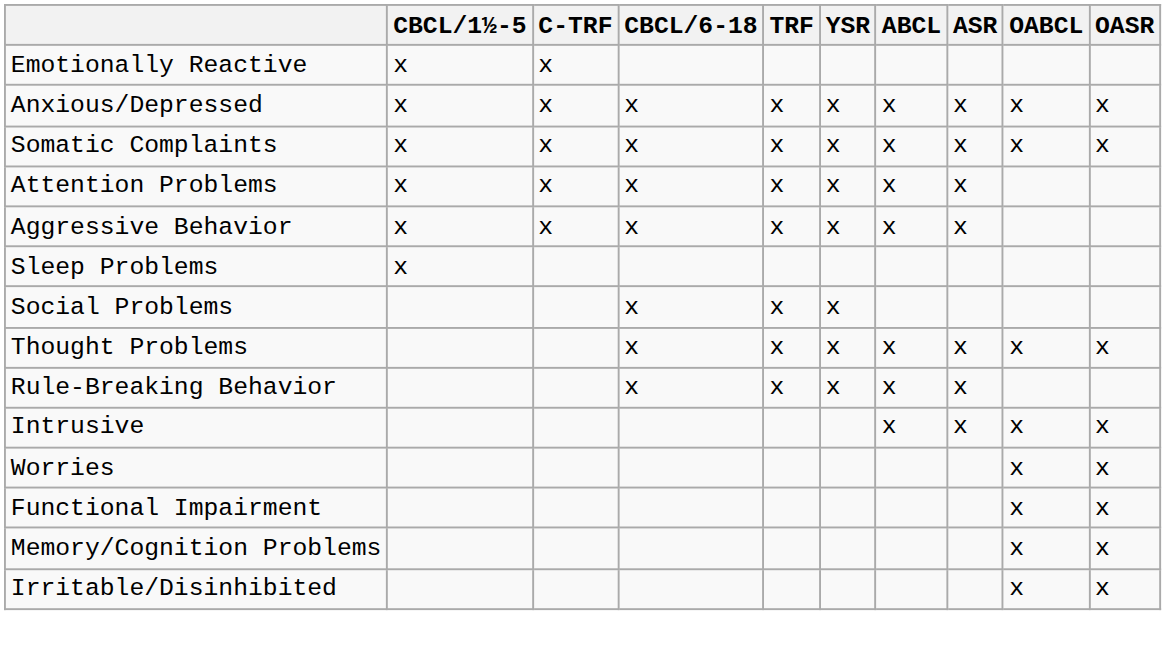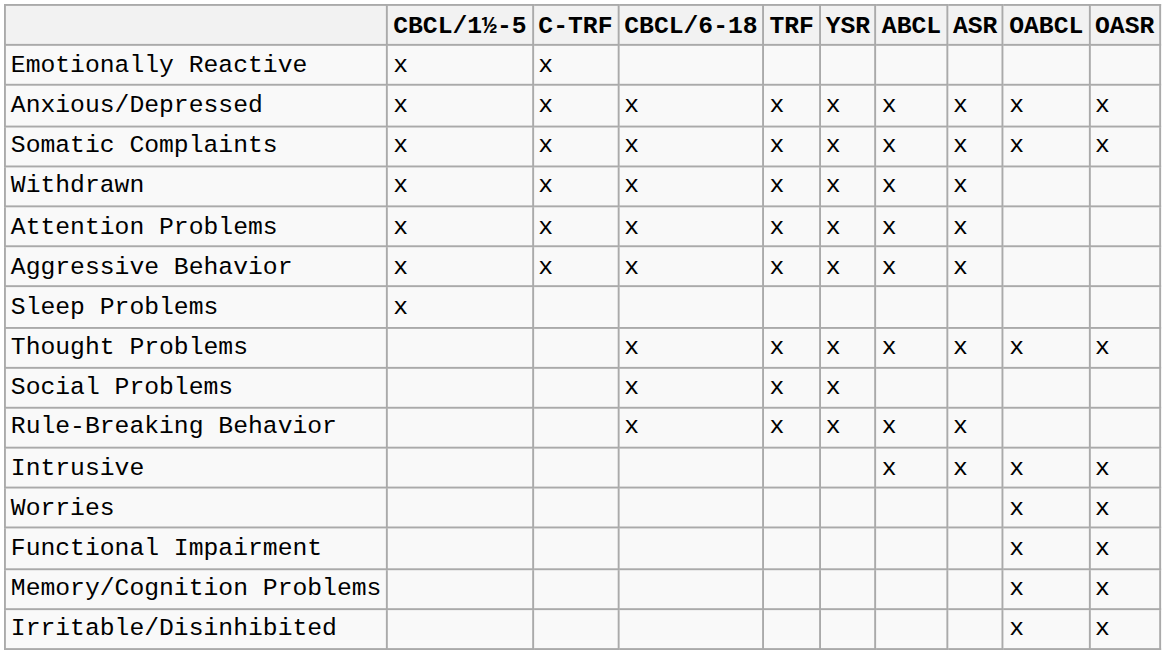+ row: (78, 186)
rows swapped: (122, 307) <-> (129, 347)
